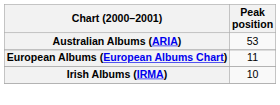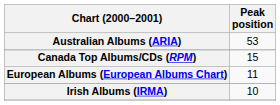+ row: (117, 58)
